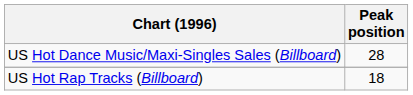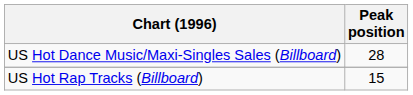(376, 78) 18 -> (376, 78) 15
